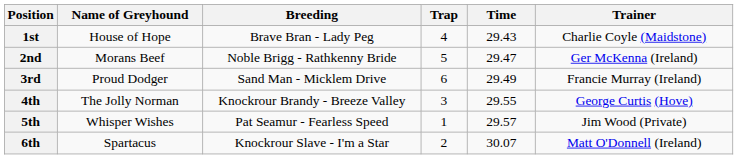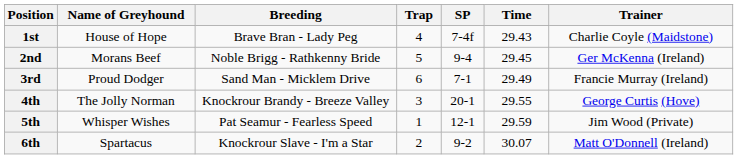+ column: (463, 15)
(501, 57) 29.47 -> (517, 57) 29.45
(501, 121) 29.57 -> (517, 121) 29.59
